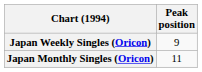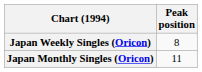(177, 42) 9 -> (177, 42) 8
